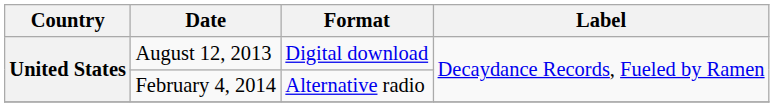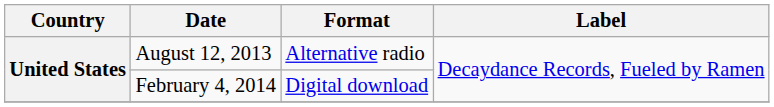(357, 53) Digital download -> (355, 53) Alternative radio
(355, 85) Alternative radio -> (357, 85) Digital download
